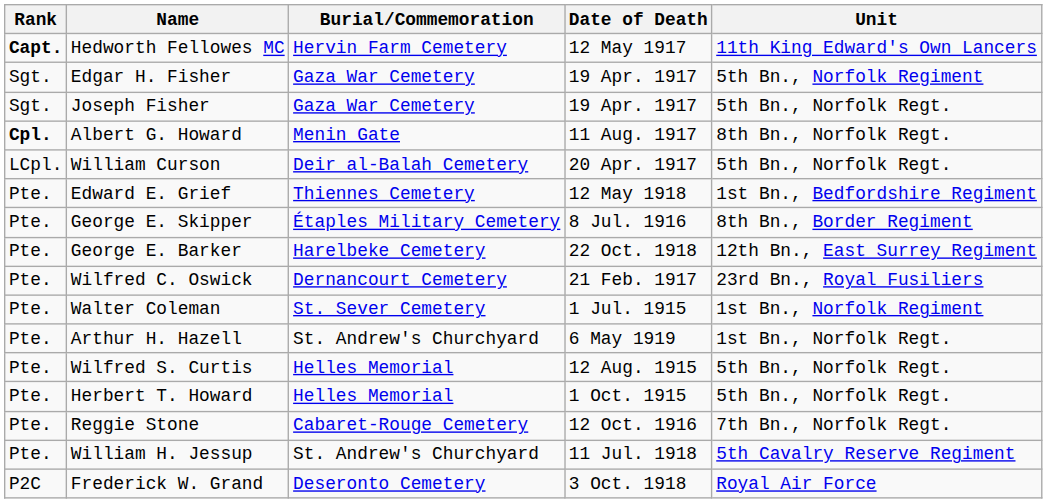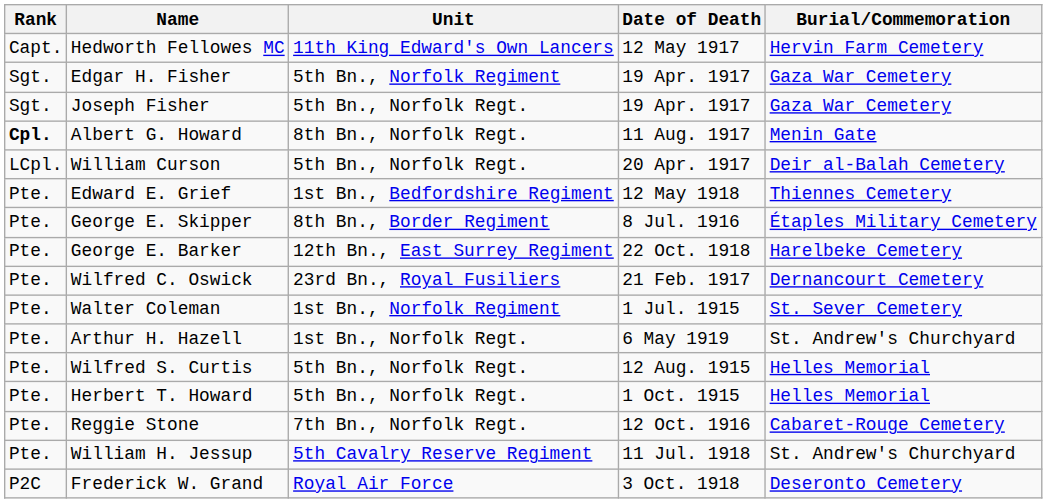columns swapped: (877, 19) <-> (427, 19)
(36, 48) bold -> (36, 48) normal
